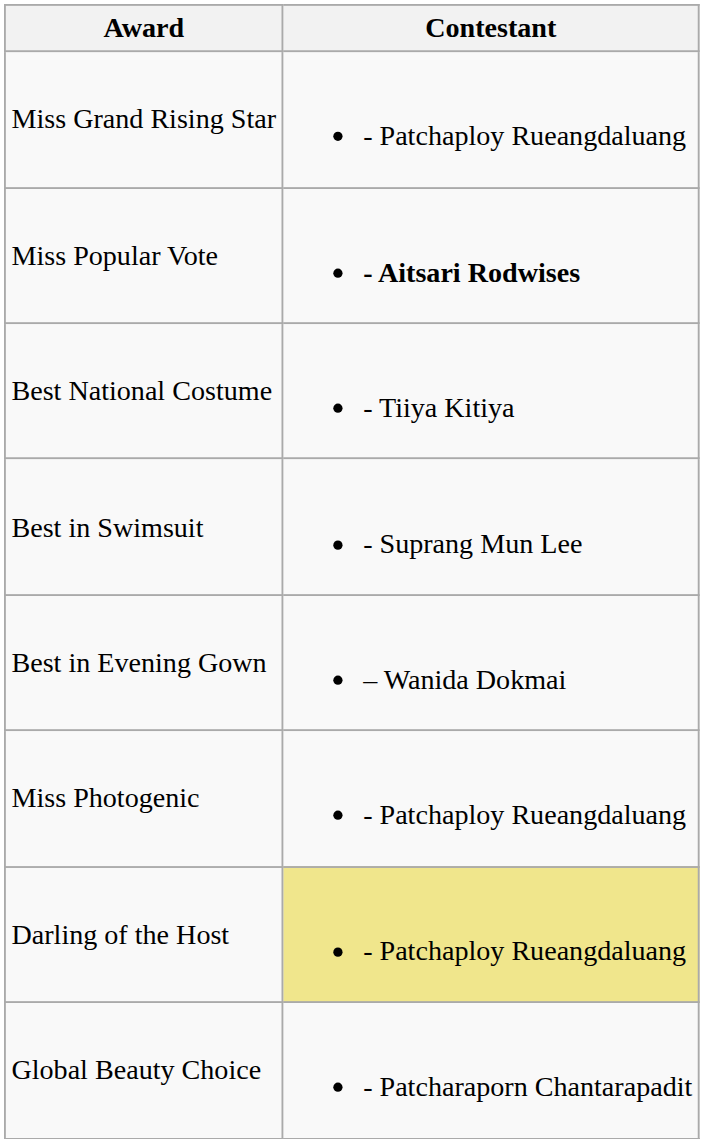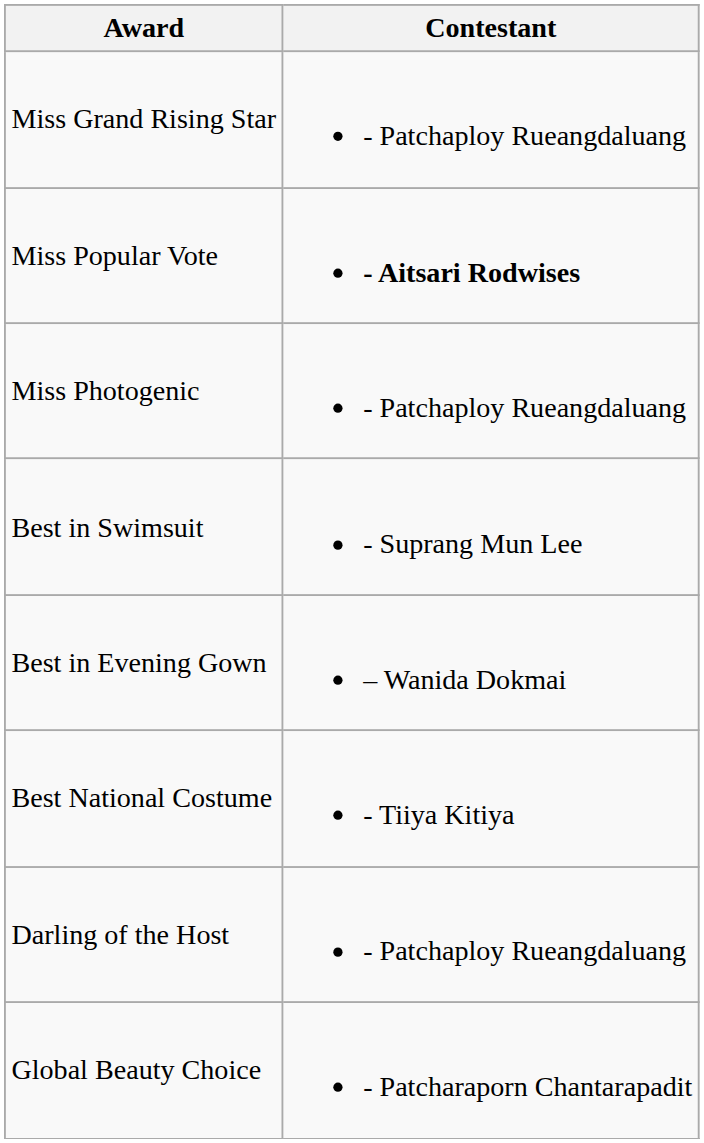rows swapped: (106, 798) <-> (142, 390)
(491, 951) khaki background -> (491, 951) no background
